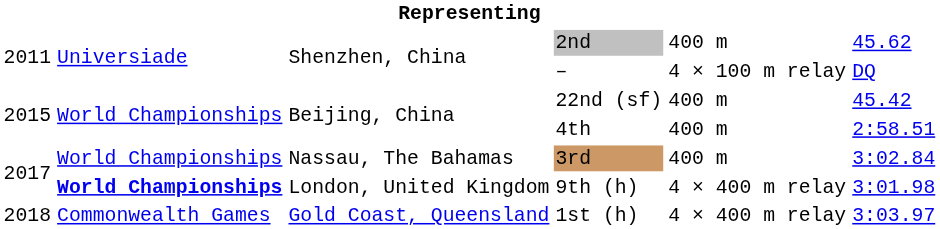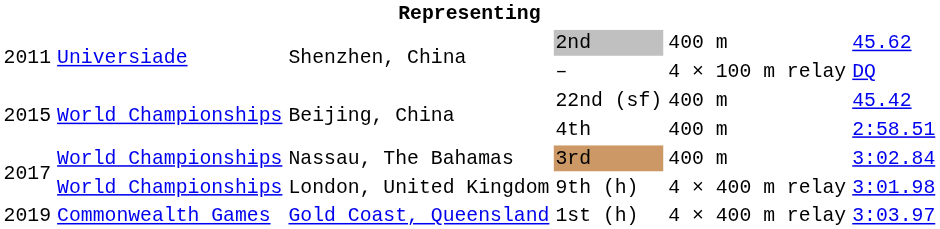(170, 187) bold -> (170, 187) normal
(27, 216) 2018 -> (27, 216) 2019
